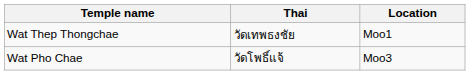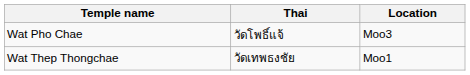rows swapped: (63, 34) <-> (45, 58)
